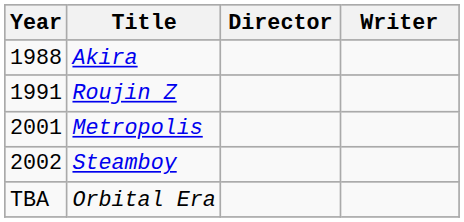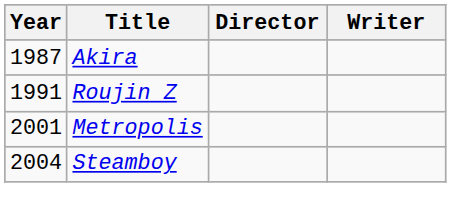(36, 58) 1988 -> (36, 58) 1987
(36, 164) 2002 -> (36, 164) 2004
- row: (144, 199)
